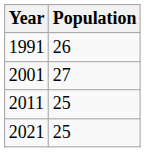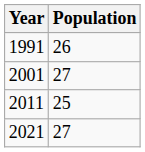(62, 132) 25 -> (62, 132) 27
